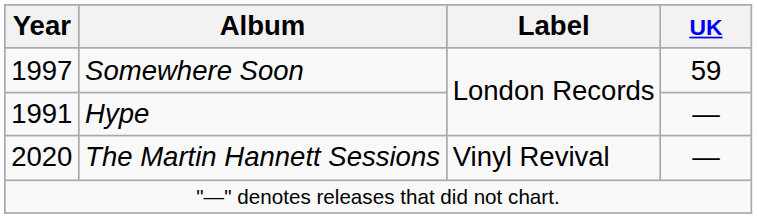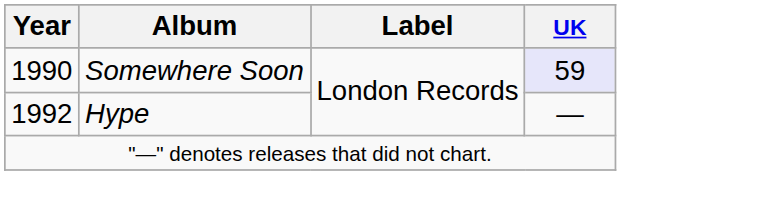(42, 69) 1997 -> (42, 69) 1990
(706, 69) no background -> (570, 69) lavender background
(42, 113) 1991 -> (42, 113) 1992
- row: (263, 157)
